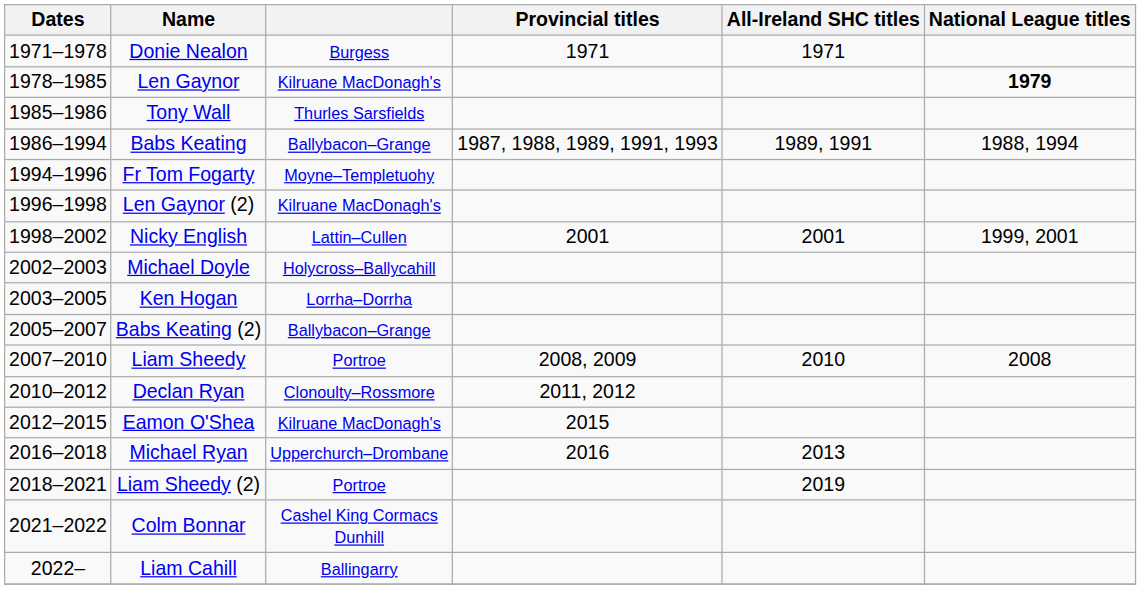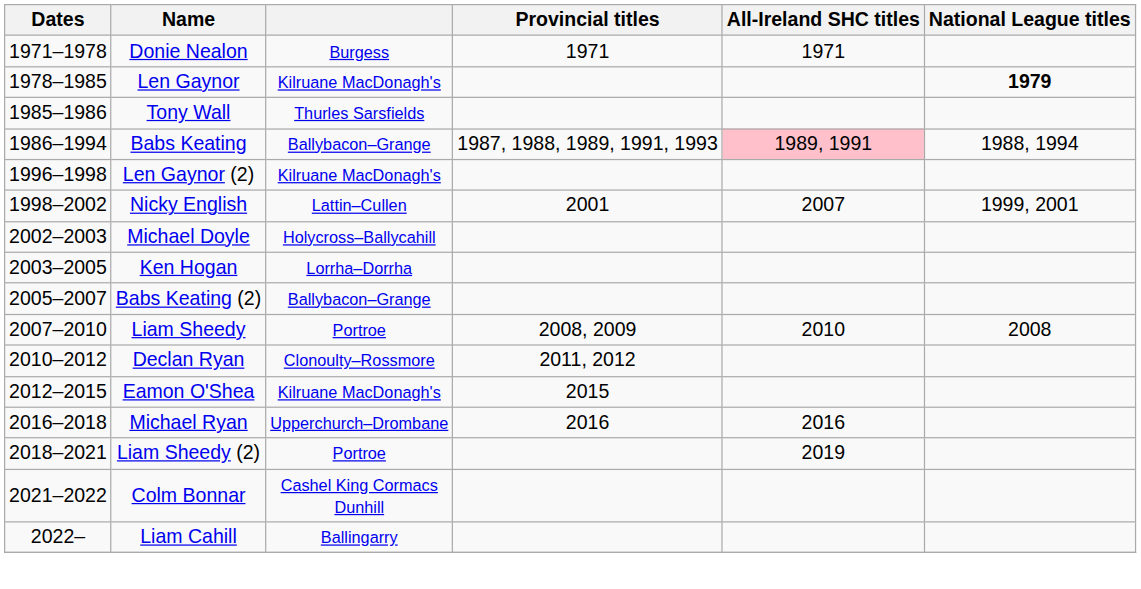(823, 143) no background -> (823, 143) pink background
- row: (189, 174)
(823, 236) 2001 -> (823, 205) 2007
(823, 453) 2013 -> (823, 422) 2016
